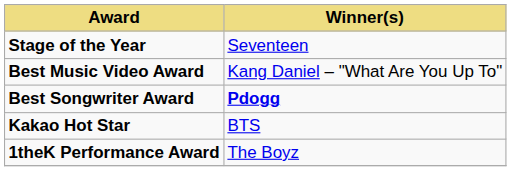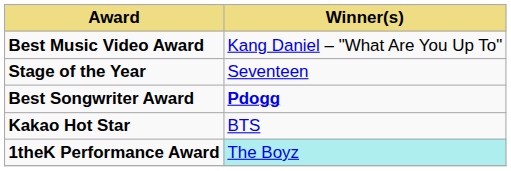rows swapped: (106, 71) <-> (77, 44)
(263, 152) no background -> (263, 152) paleturquoise background
